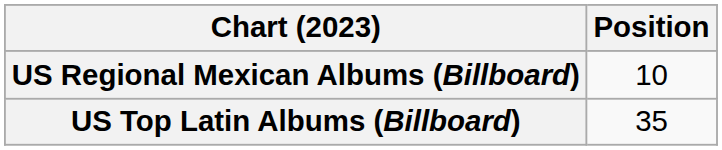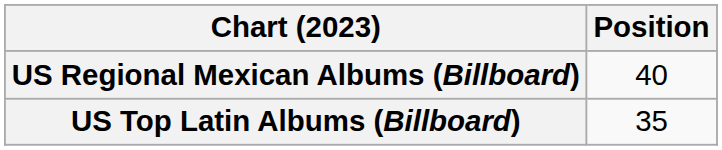(652, 74) 10 -> (652, 74) 40
